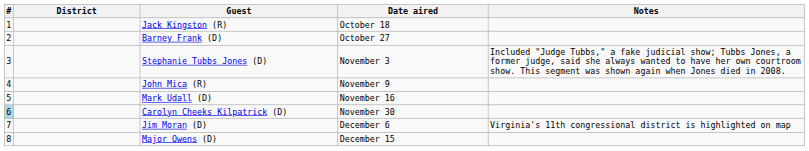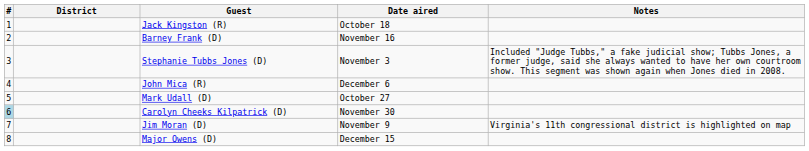(365, 38) October 27 -> (367, 38) November 16
(365, 85) November 9 -> (365, 85) December 6
(367, 98) November 16 -> (365, 98) October 27
(365, 125) December 6 -> (365, 125) November 9
